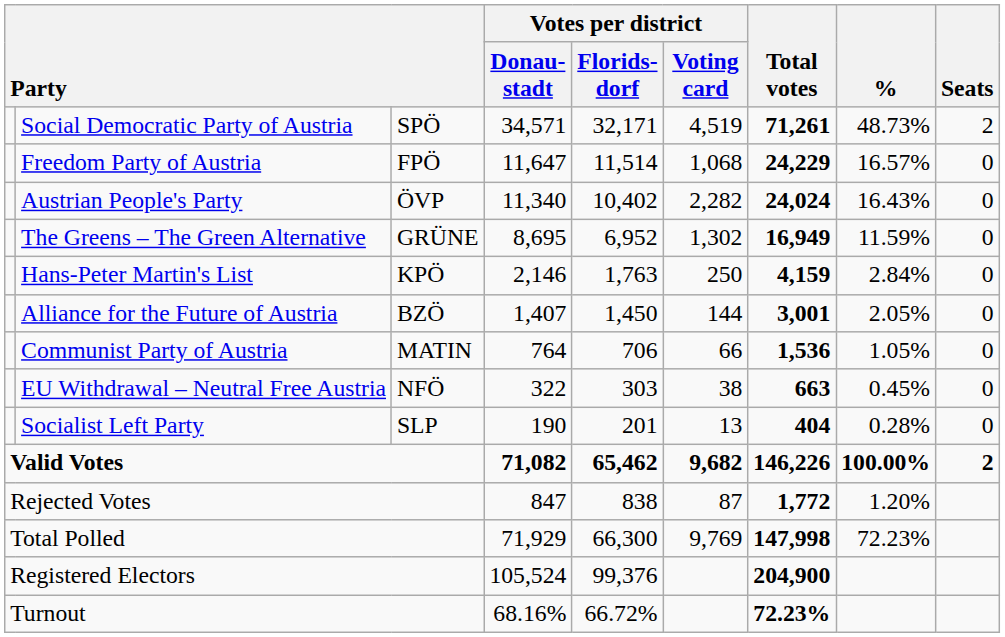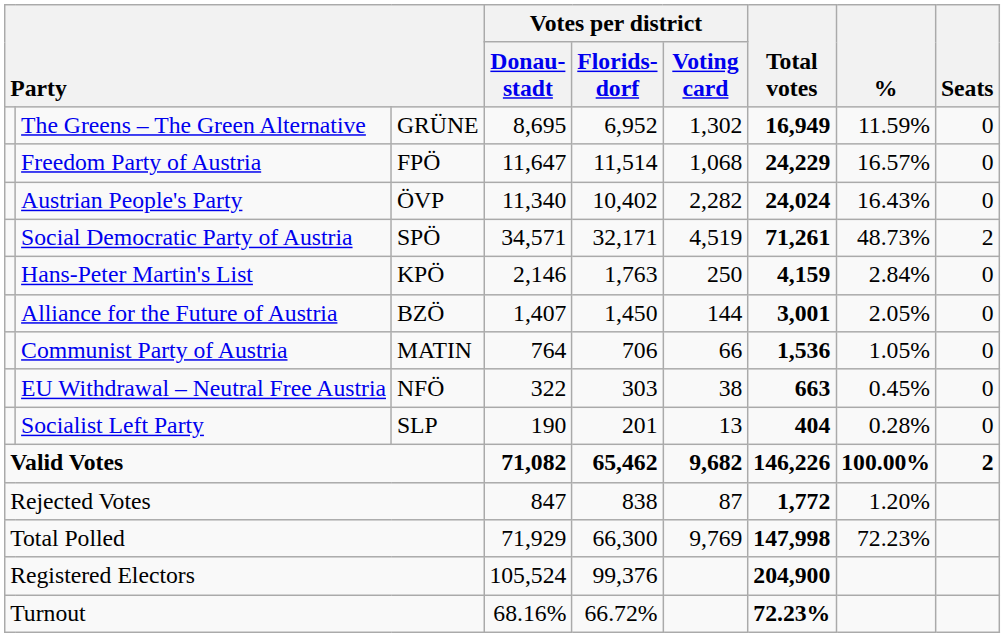rows swapped: (187, 125) <-> (193, 237)
